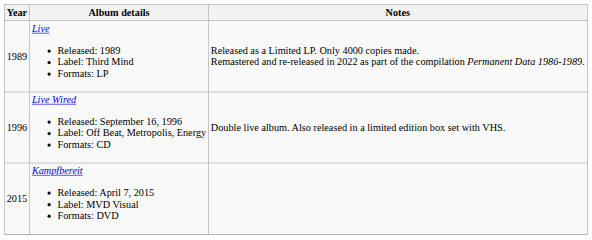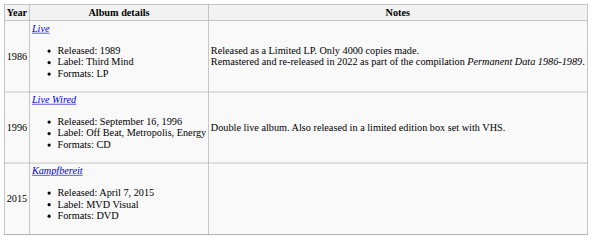(17, 56) 1989 -> (17, 56) 1986
